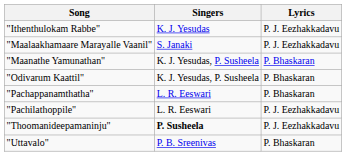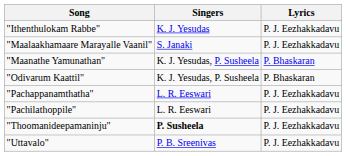(289, 94) P. Bhaskaran -> (301, 94) P. J. Eezhakkadavu
(289, 143) P. Bhaskaran -> (301, 143) P. J. Eezhakkadavu
